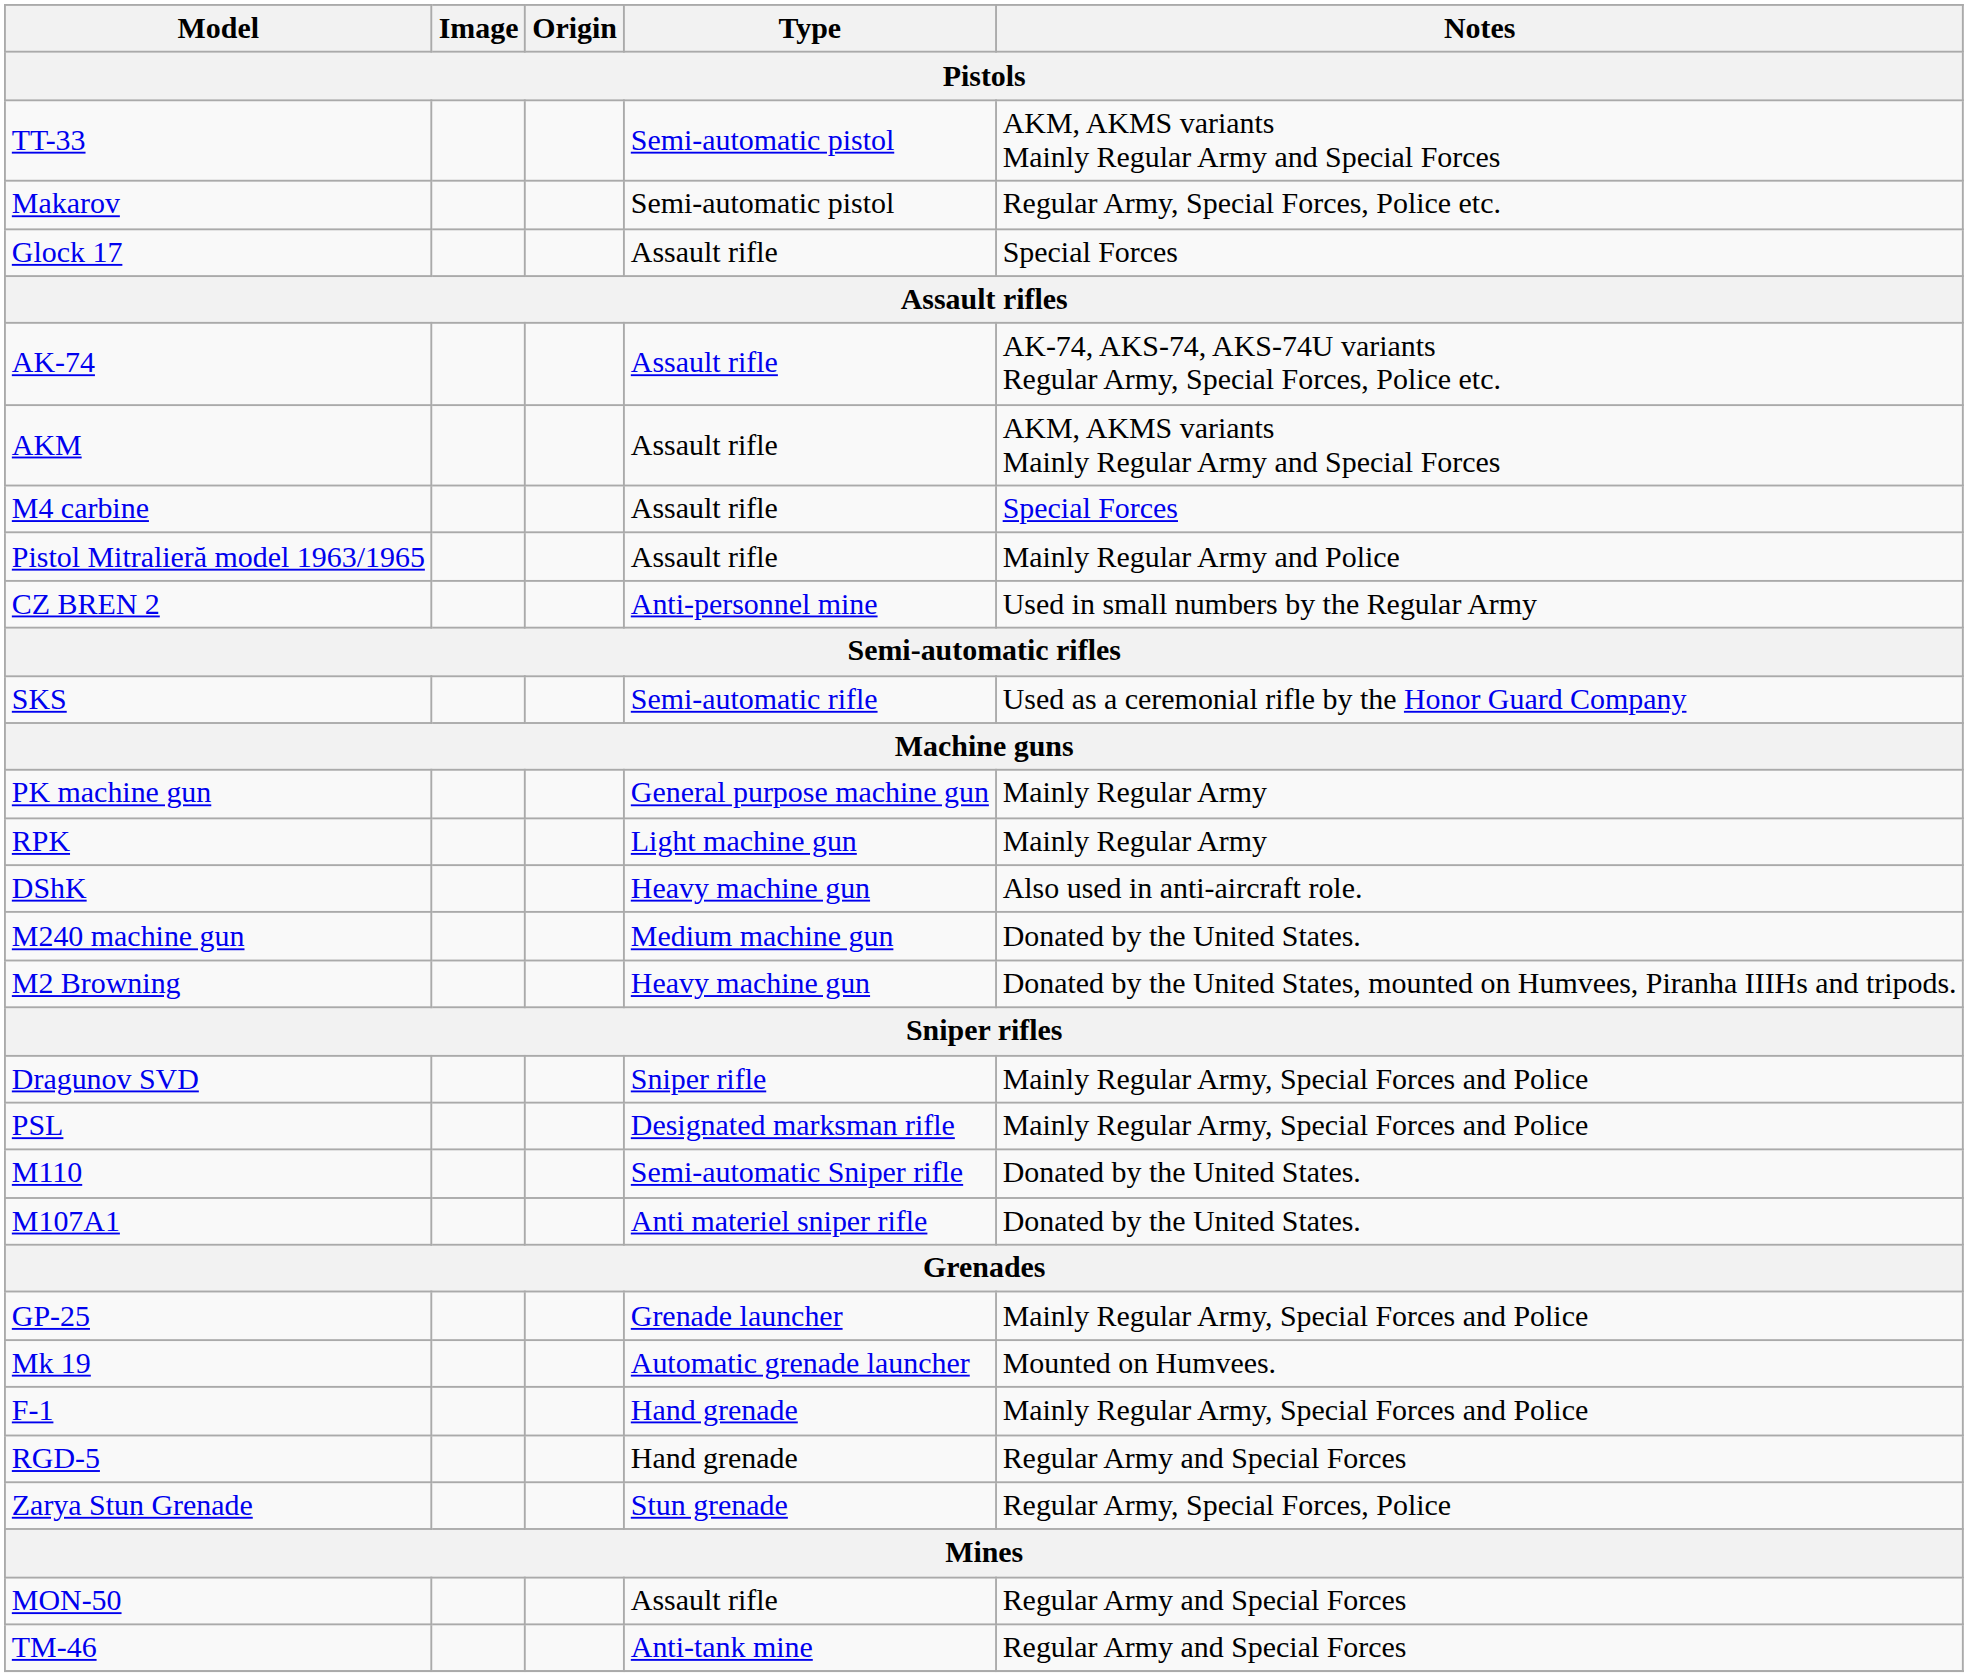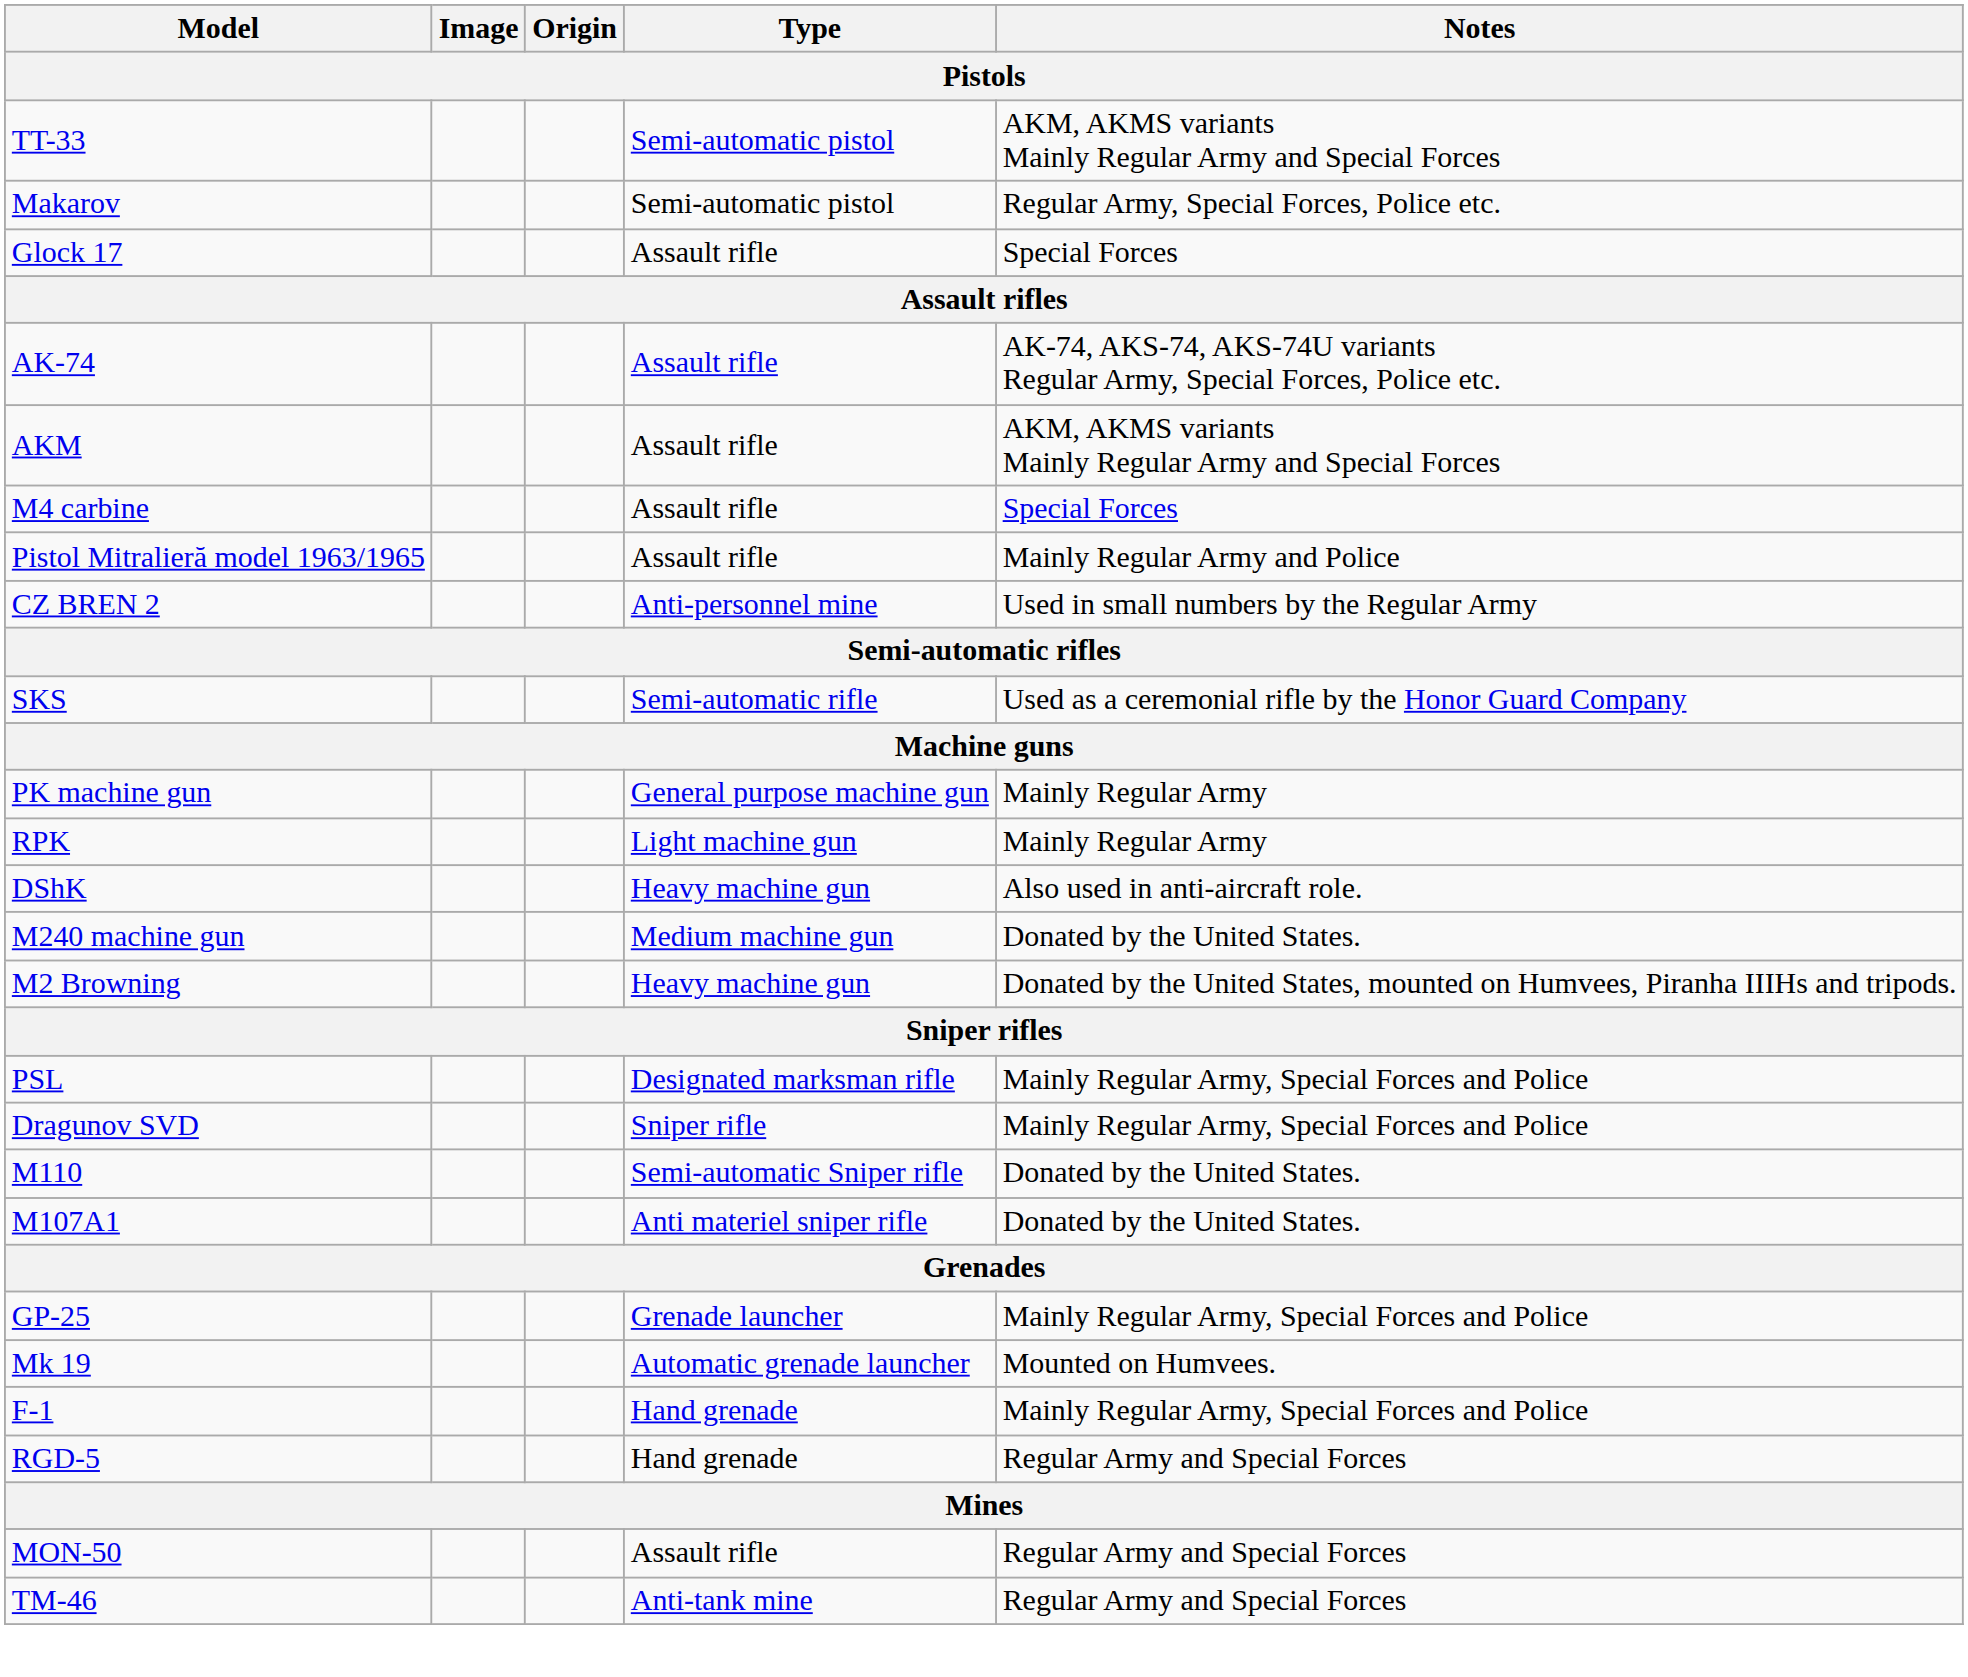rows swapped: (105, 1078) <-> (38, 1125)
- row: (132, 1505)
